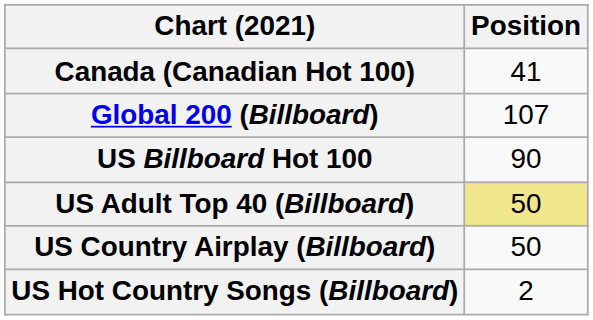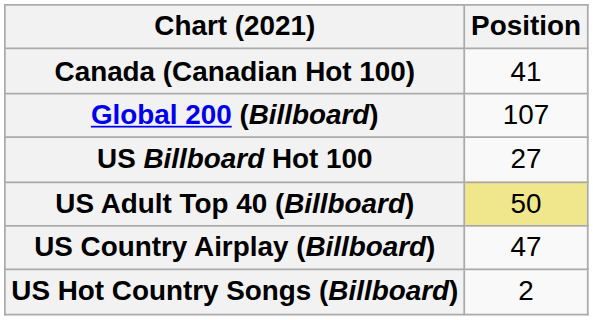(526, 159) 90 -> (526, 159) 27
(526, 247) 50 -> (526, 247) 47
